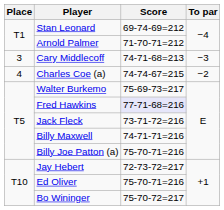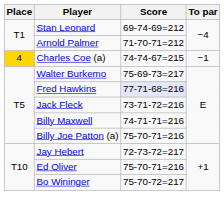- row: (70, 58)
(19, 74) no background -> (19, 58) gold background
(203, 74) −2 -> (203, 58) −1
